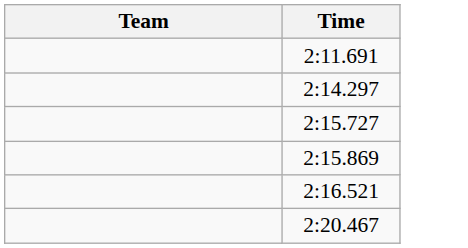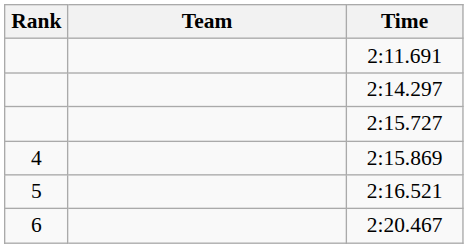+ column: (36, 21)
